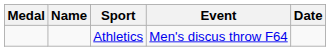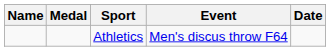columns swapped: (26, 15) <-> (69, 15)
